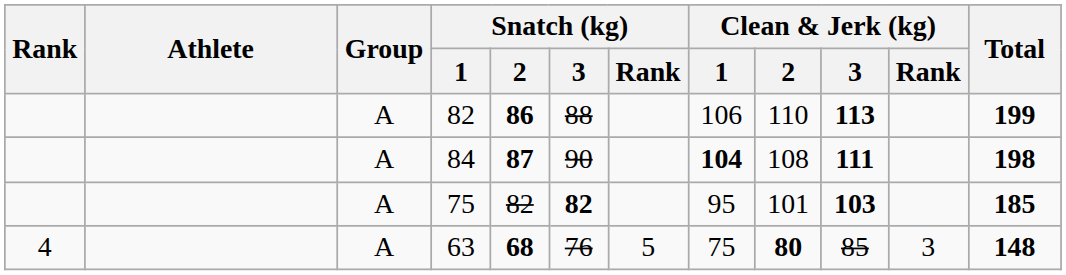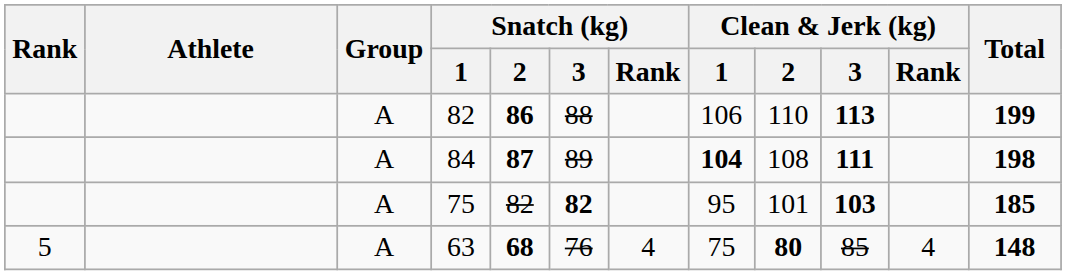(579, 159) 90 -> (579, 159) 89
(45, 247) 4 -> (45, 247) 5
(648, 247) 5 -> (648, 247) 4
(928, 247) 3 -> (928, 247) 4
